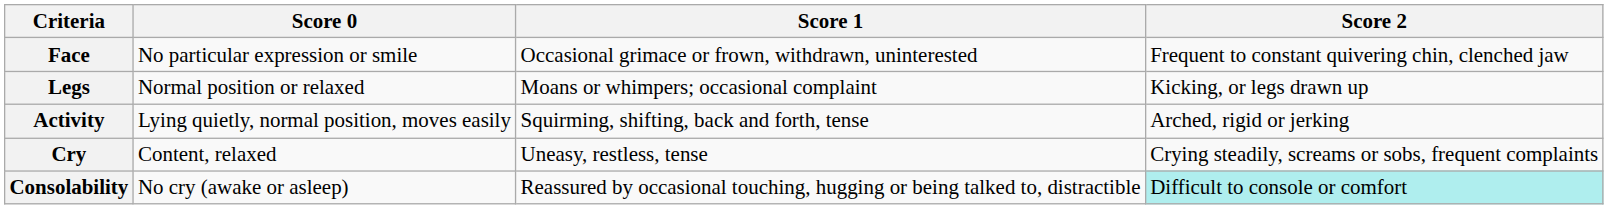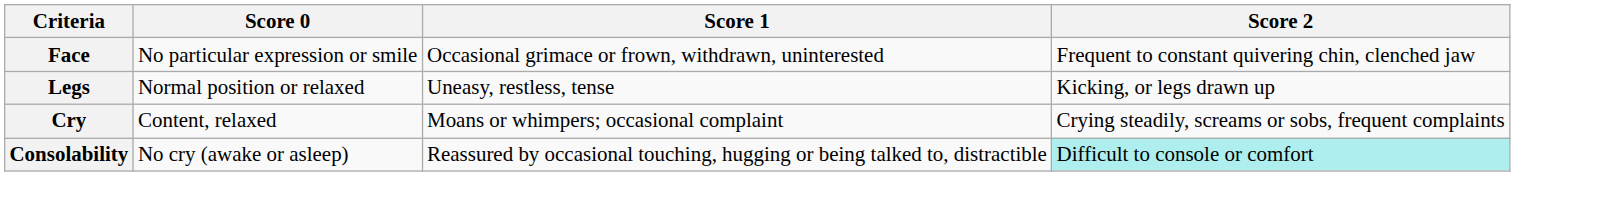(699, 87) Moans or whimpers; occasional complaint -> (521, 87) Uneasy, restless, tense
- row: (69, 120)
(614, 154) Uneasy, restless, tense -> (605, 120) Moans or whimpers; occasional complaint
